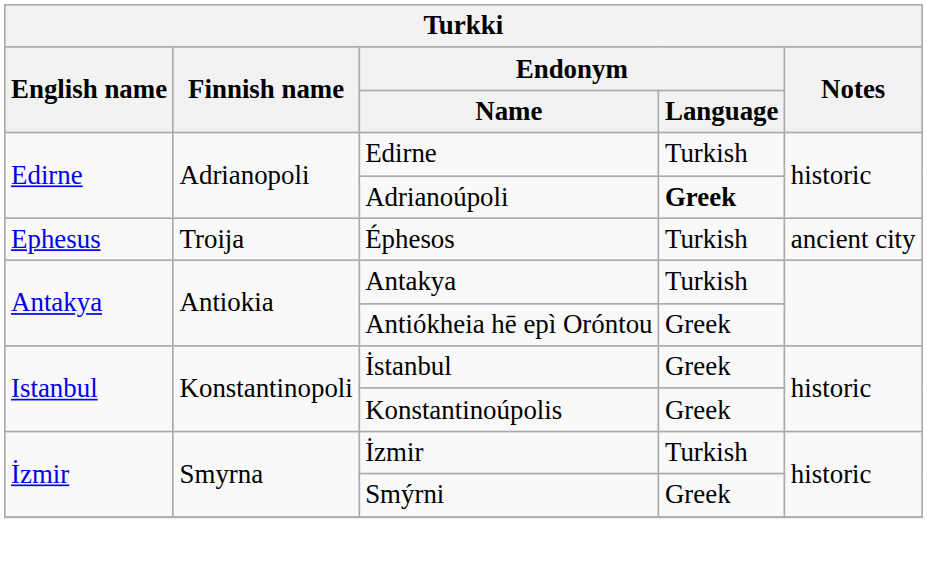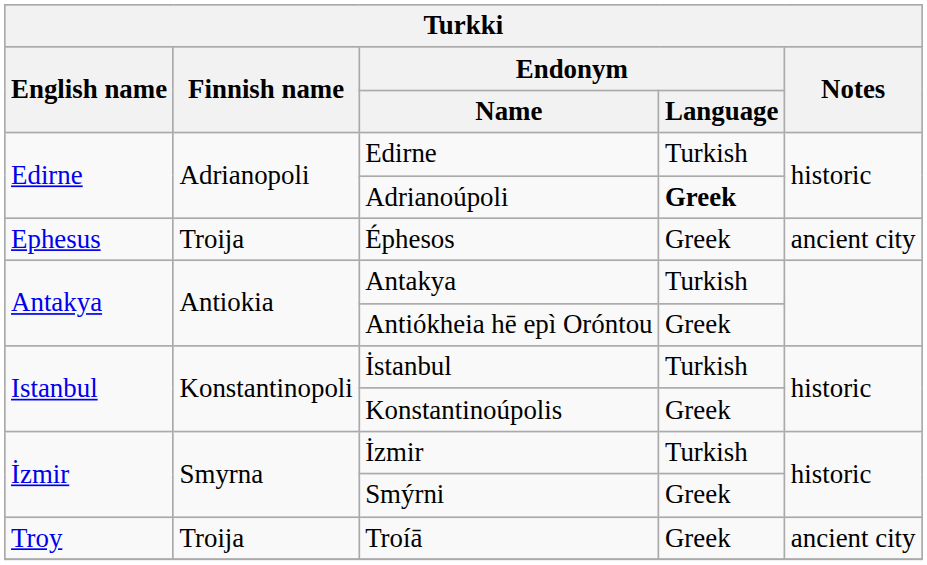(706, 238) Turkish -> (698, 238) Greek
(698, 366) Greek -> (706, 366) Turkish
+ row: (394, 537)
